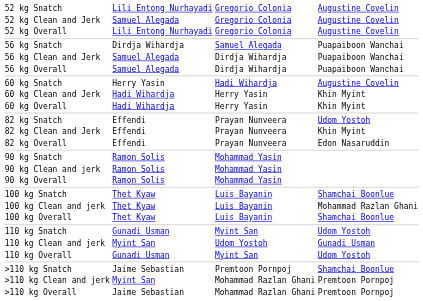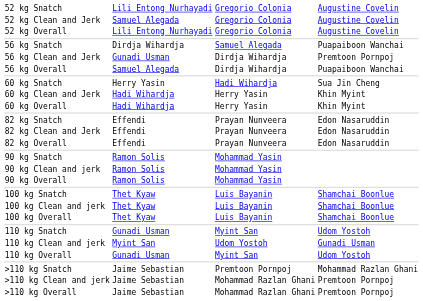(146, 57) Samuel Alegada -> (141, 57) Gunadi Usman
(361, 57) Puapaiboon Wanchai -> (356, 57) Premtoon Pornpoj
(358, 83) Augustine Covelin -> (349, 83) Sua Jin Cheng
(344, 120) Udom Yostoh -> (354, 120) Edon Nasaruddin
(342, 132) Khin Myint -> (354, 132) Edon Nasaruddin
(368, 206) Mohammad Razlan Ghani -> (356, 206) Shamchai Boonlue
(356, 269) Shamchai Boonlue -> (368, 269) Mohammad Razlan Ghani
(134, 280) Myint San -> (148, 280) Jaime Sebastian
